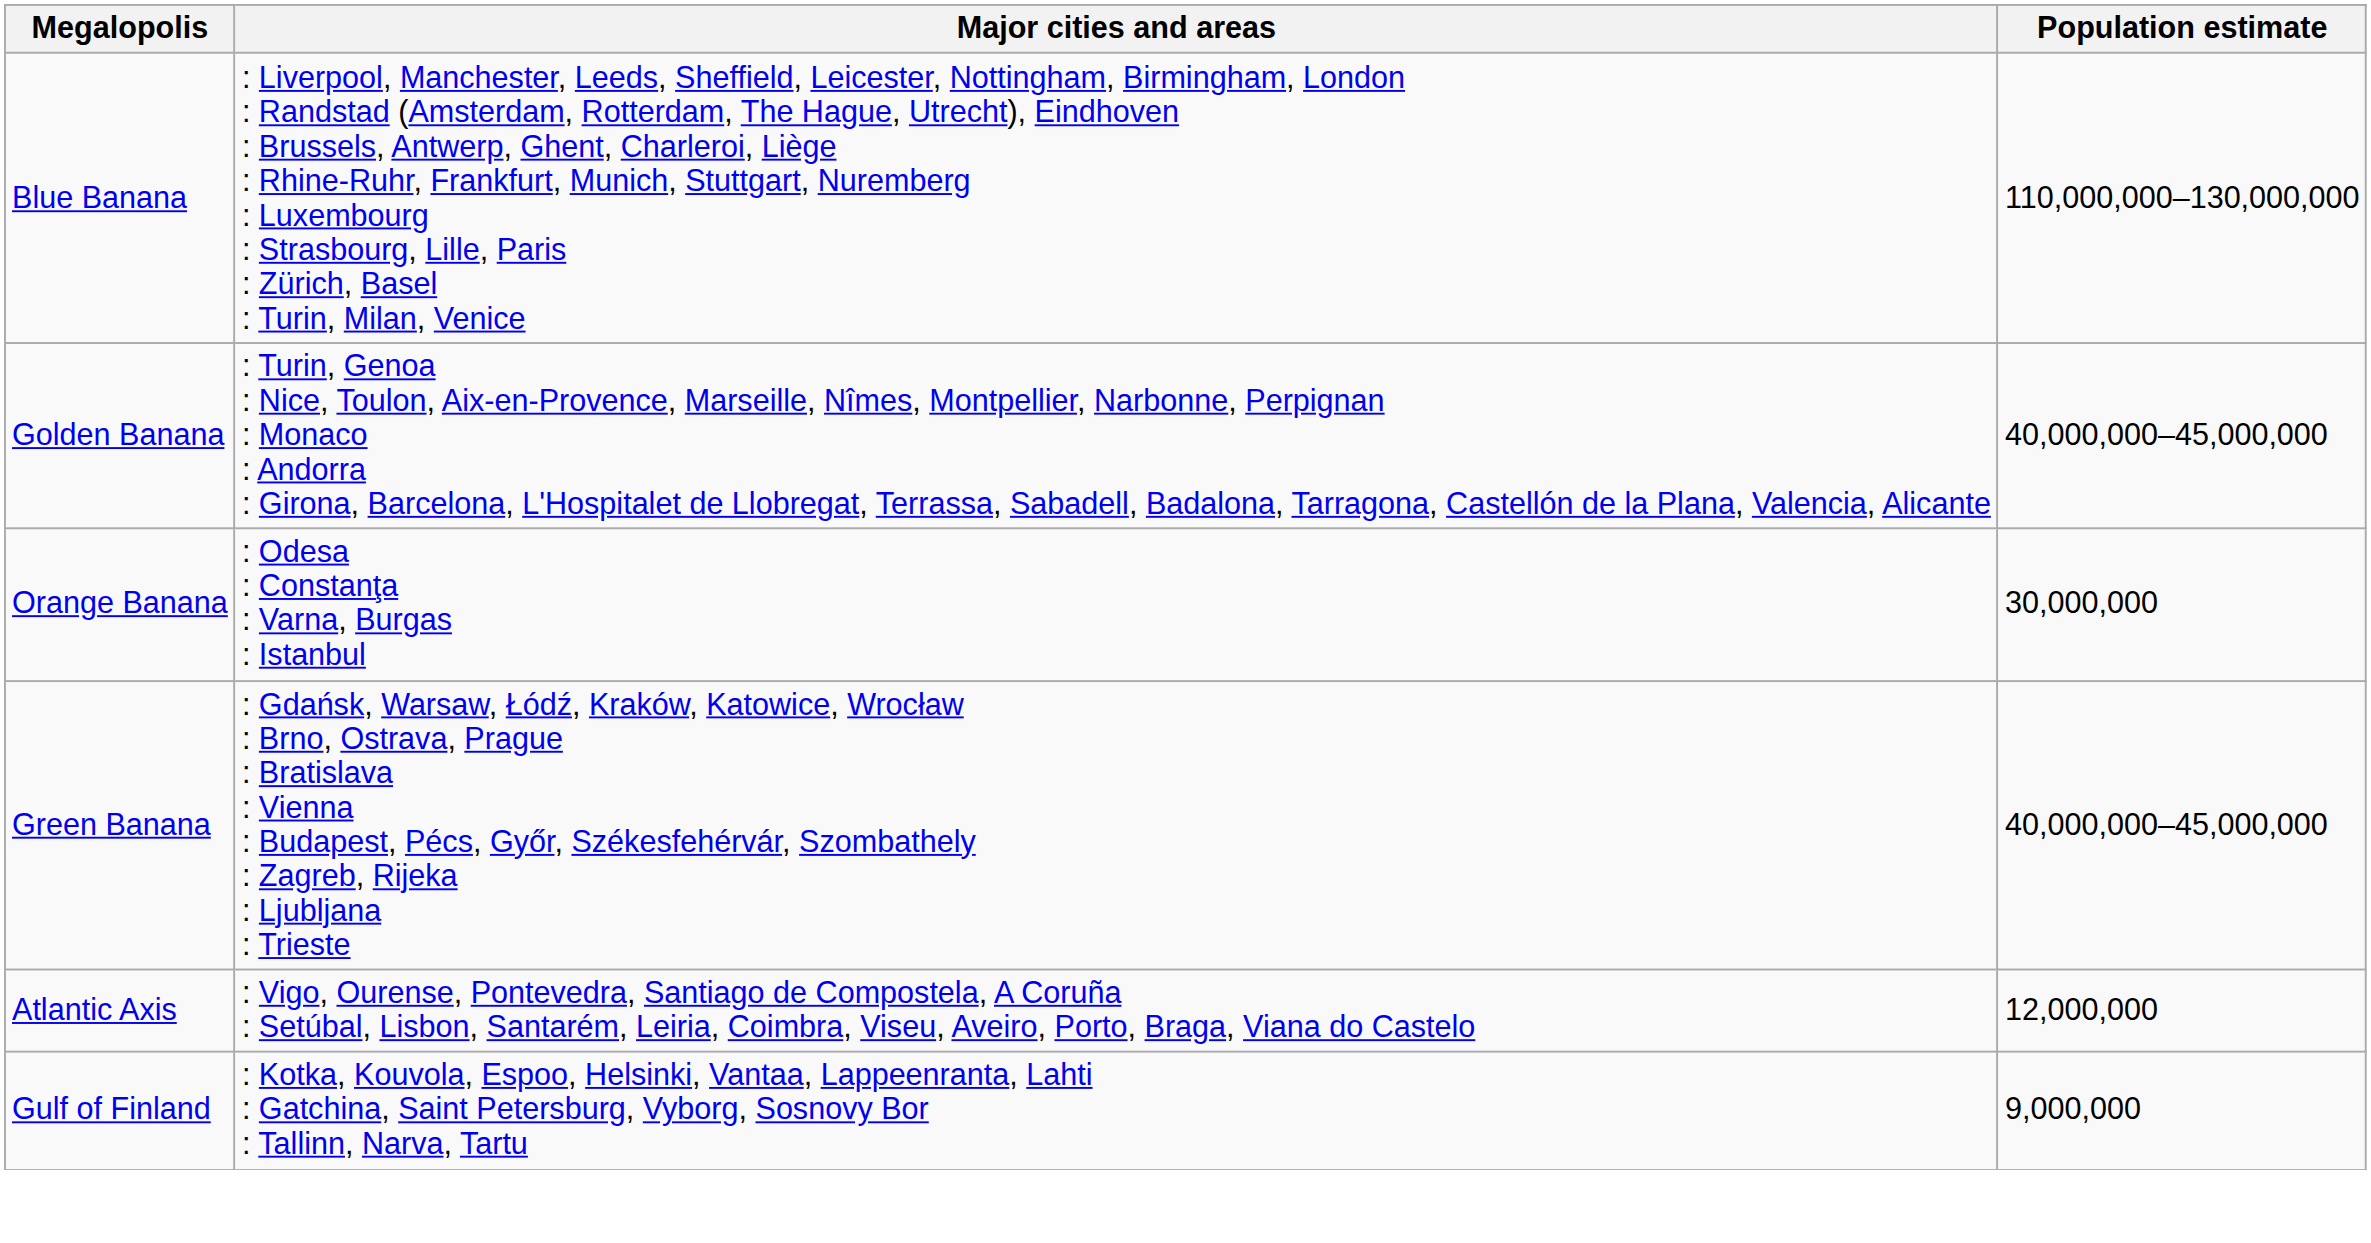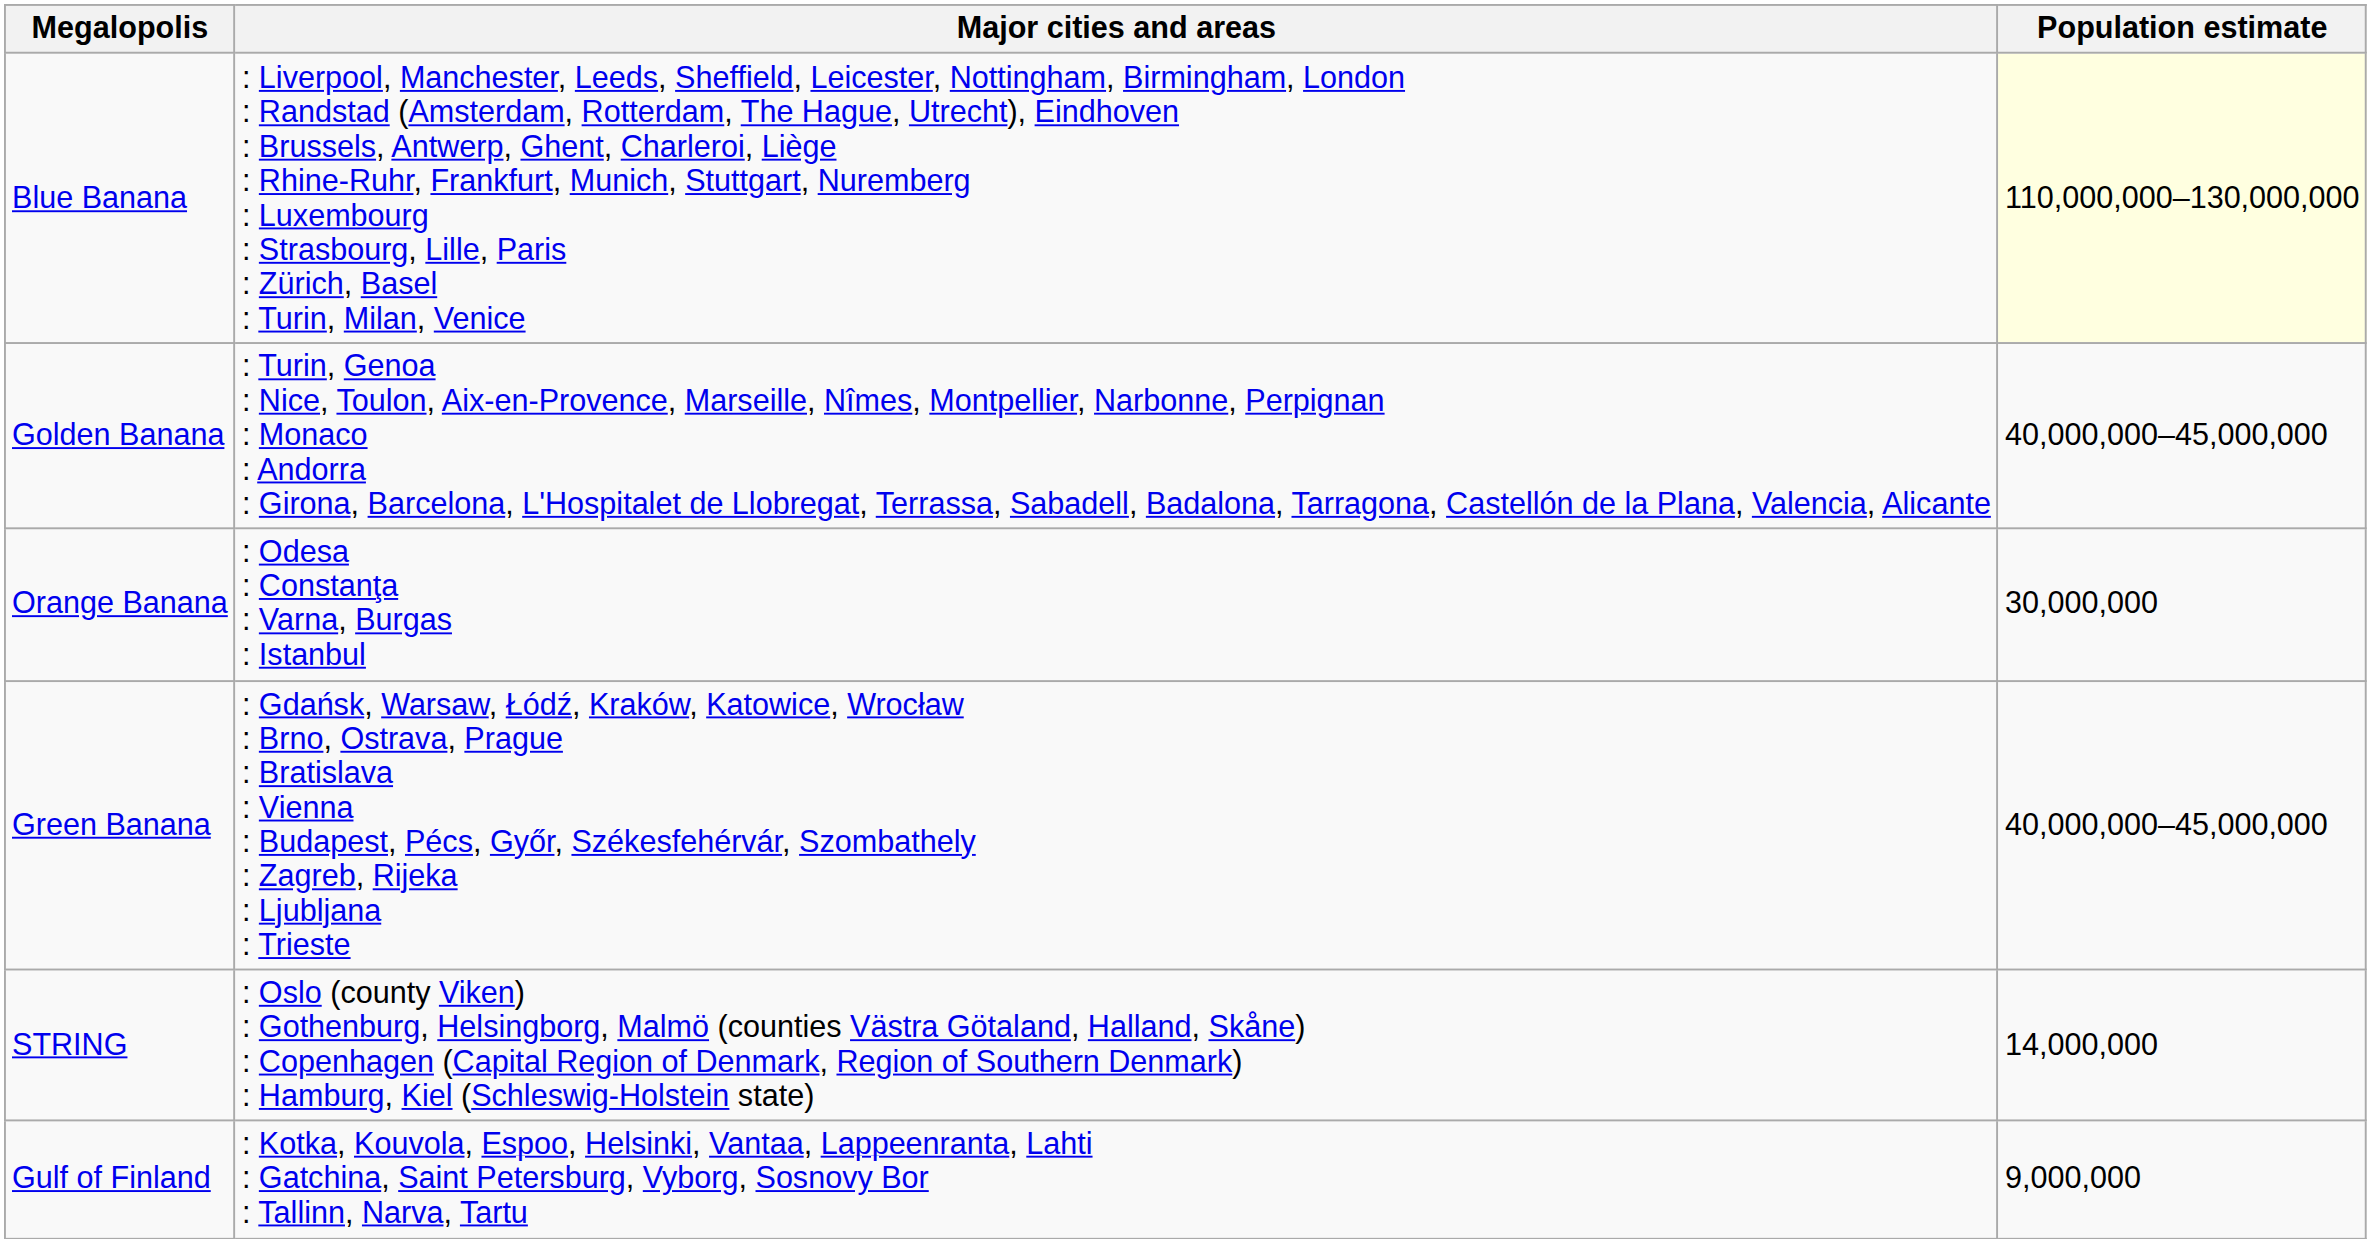(2182, 197) no background -> (2182, 197) lightyellow background
+ row: (70, 1044)
- row: (94, 1010)
